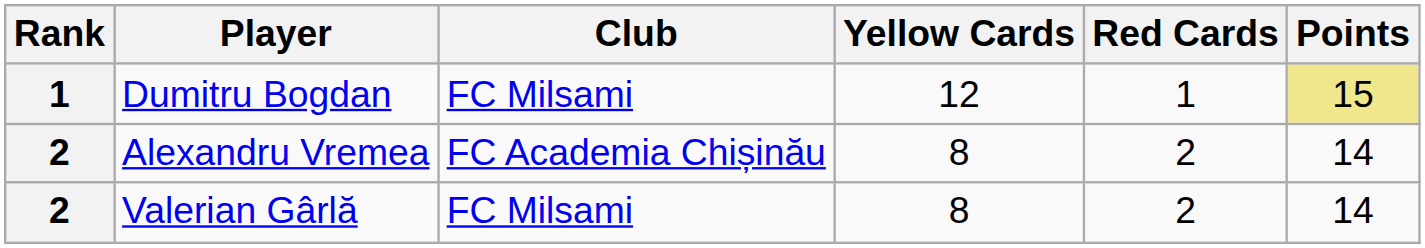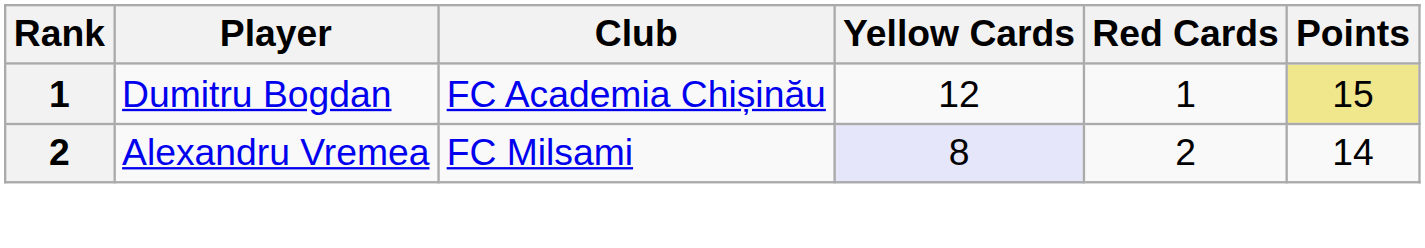(540, 93) FC Milsami -> (636, 93) FC Academia Chișinău
(636, 152) FC Academia Chișinău -> (540, 152) FC Milsami
(959, 152) no background -> (959, 152) lavender background
- row: (240, 211)
